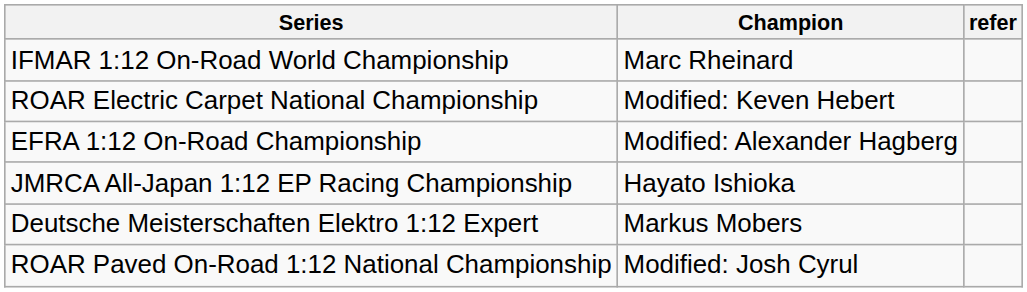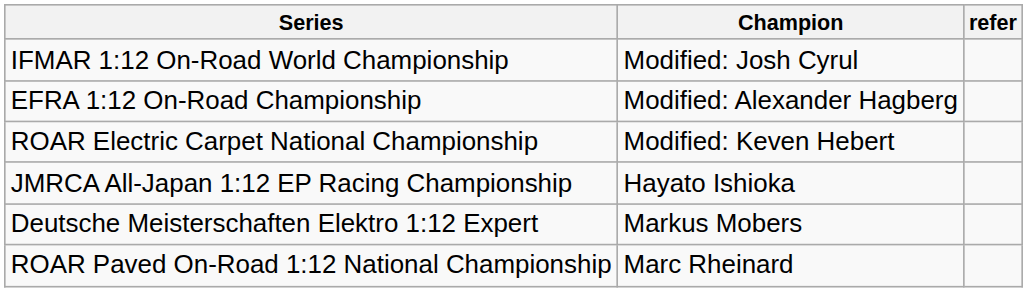(709, 59) Marc Rheinard -> (741, 59) Modified: Josh Cyrul
rows swapped: (216, 141) <-> (274, 100)
(741, 265) Modified: Josh Cyrul -> (709, 265) Marc Rheinard
